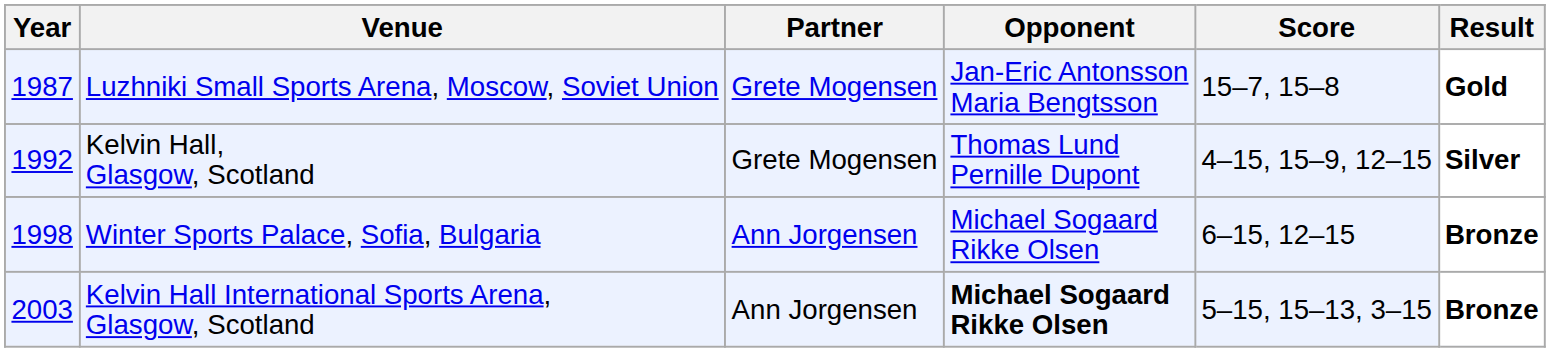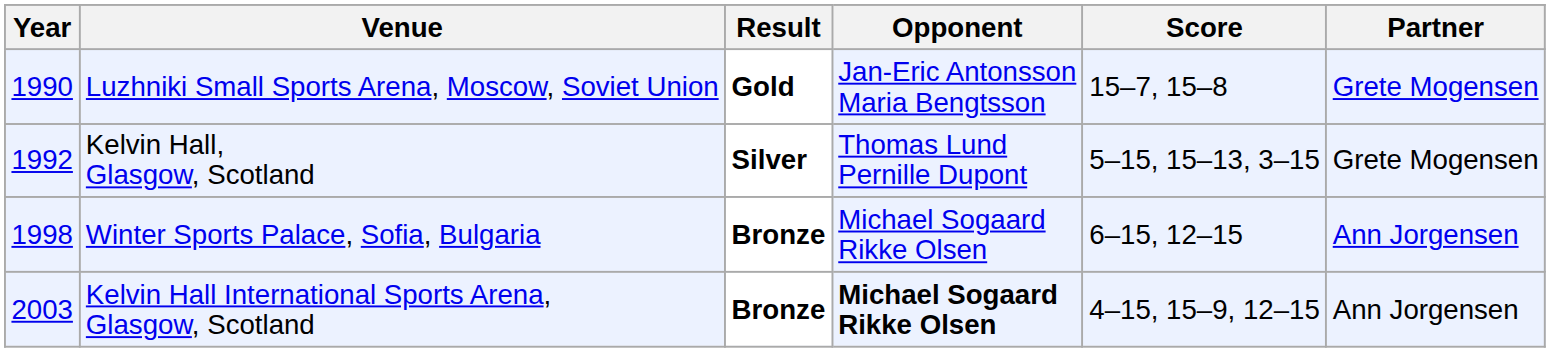columns swapped: (835, 27) <-> (1492, 27)
(42, 86) 1987 -> (42, 86) 1990
(1317, 161) 4–15, 15–9, 12–15 -> (1205, 161) 5–15, 15–13, 3–15
(1317, 309) 5–15, 15–13, 3–15 -> (1205, 309) 4–15, 15–9, 12–15
